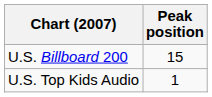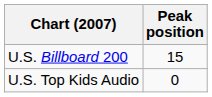(175, 80) 1 -> (175, 80) 0
